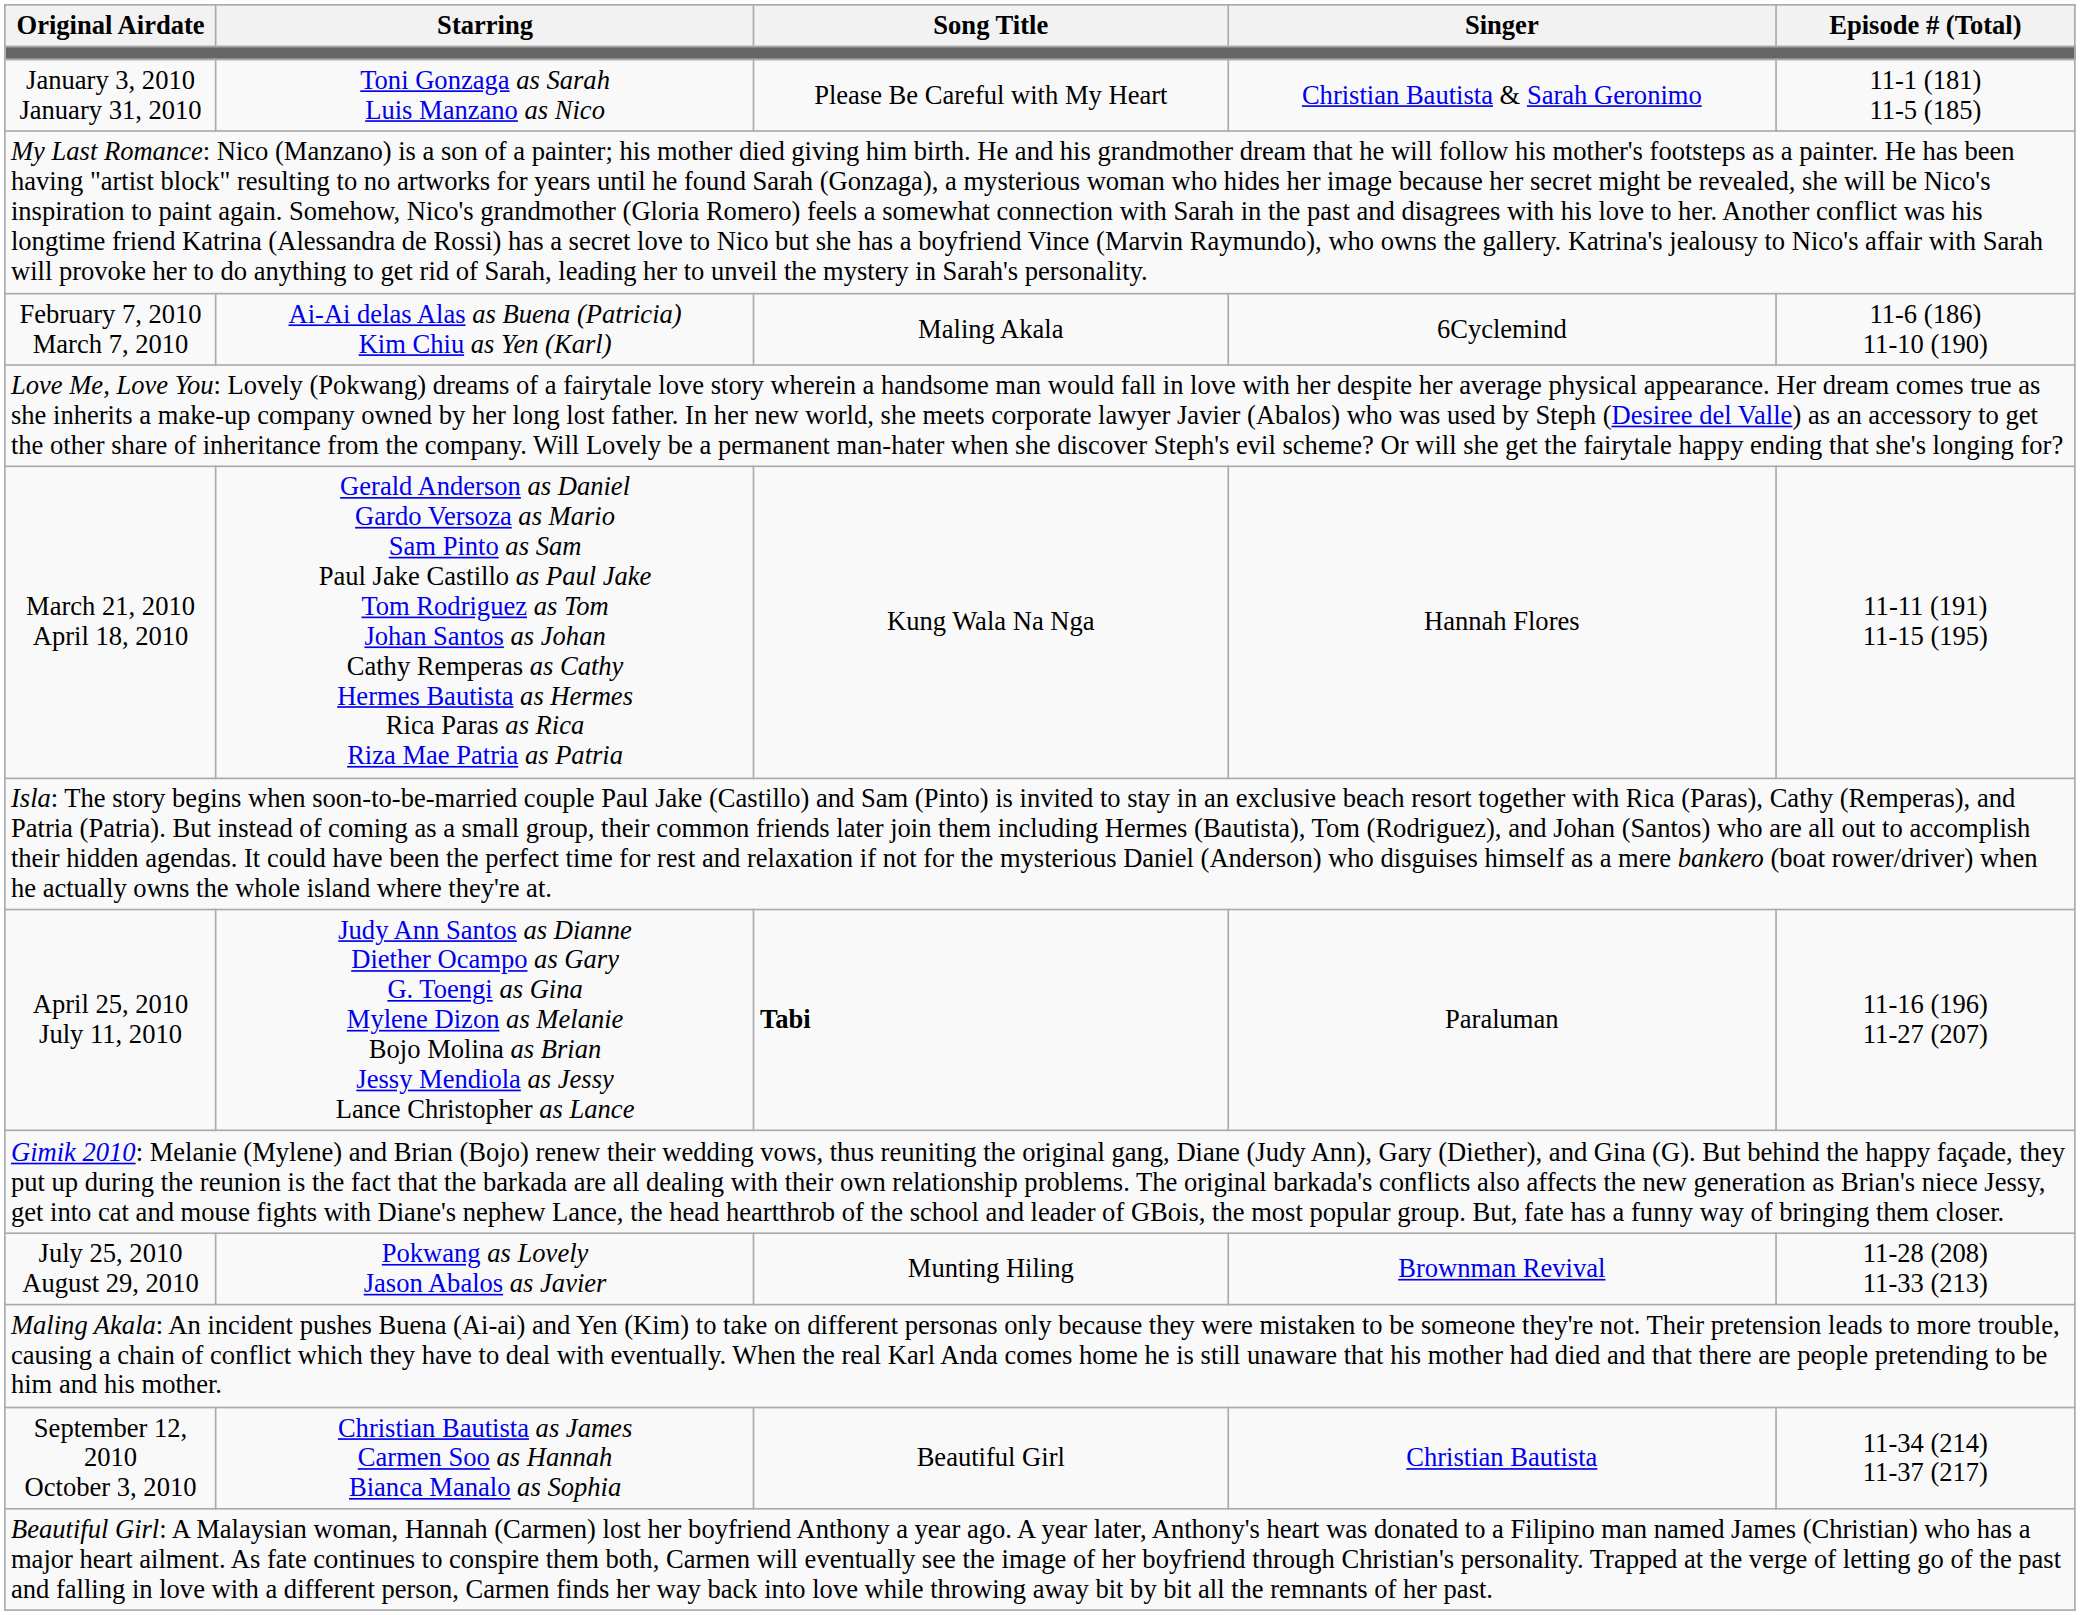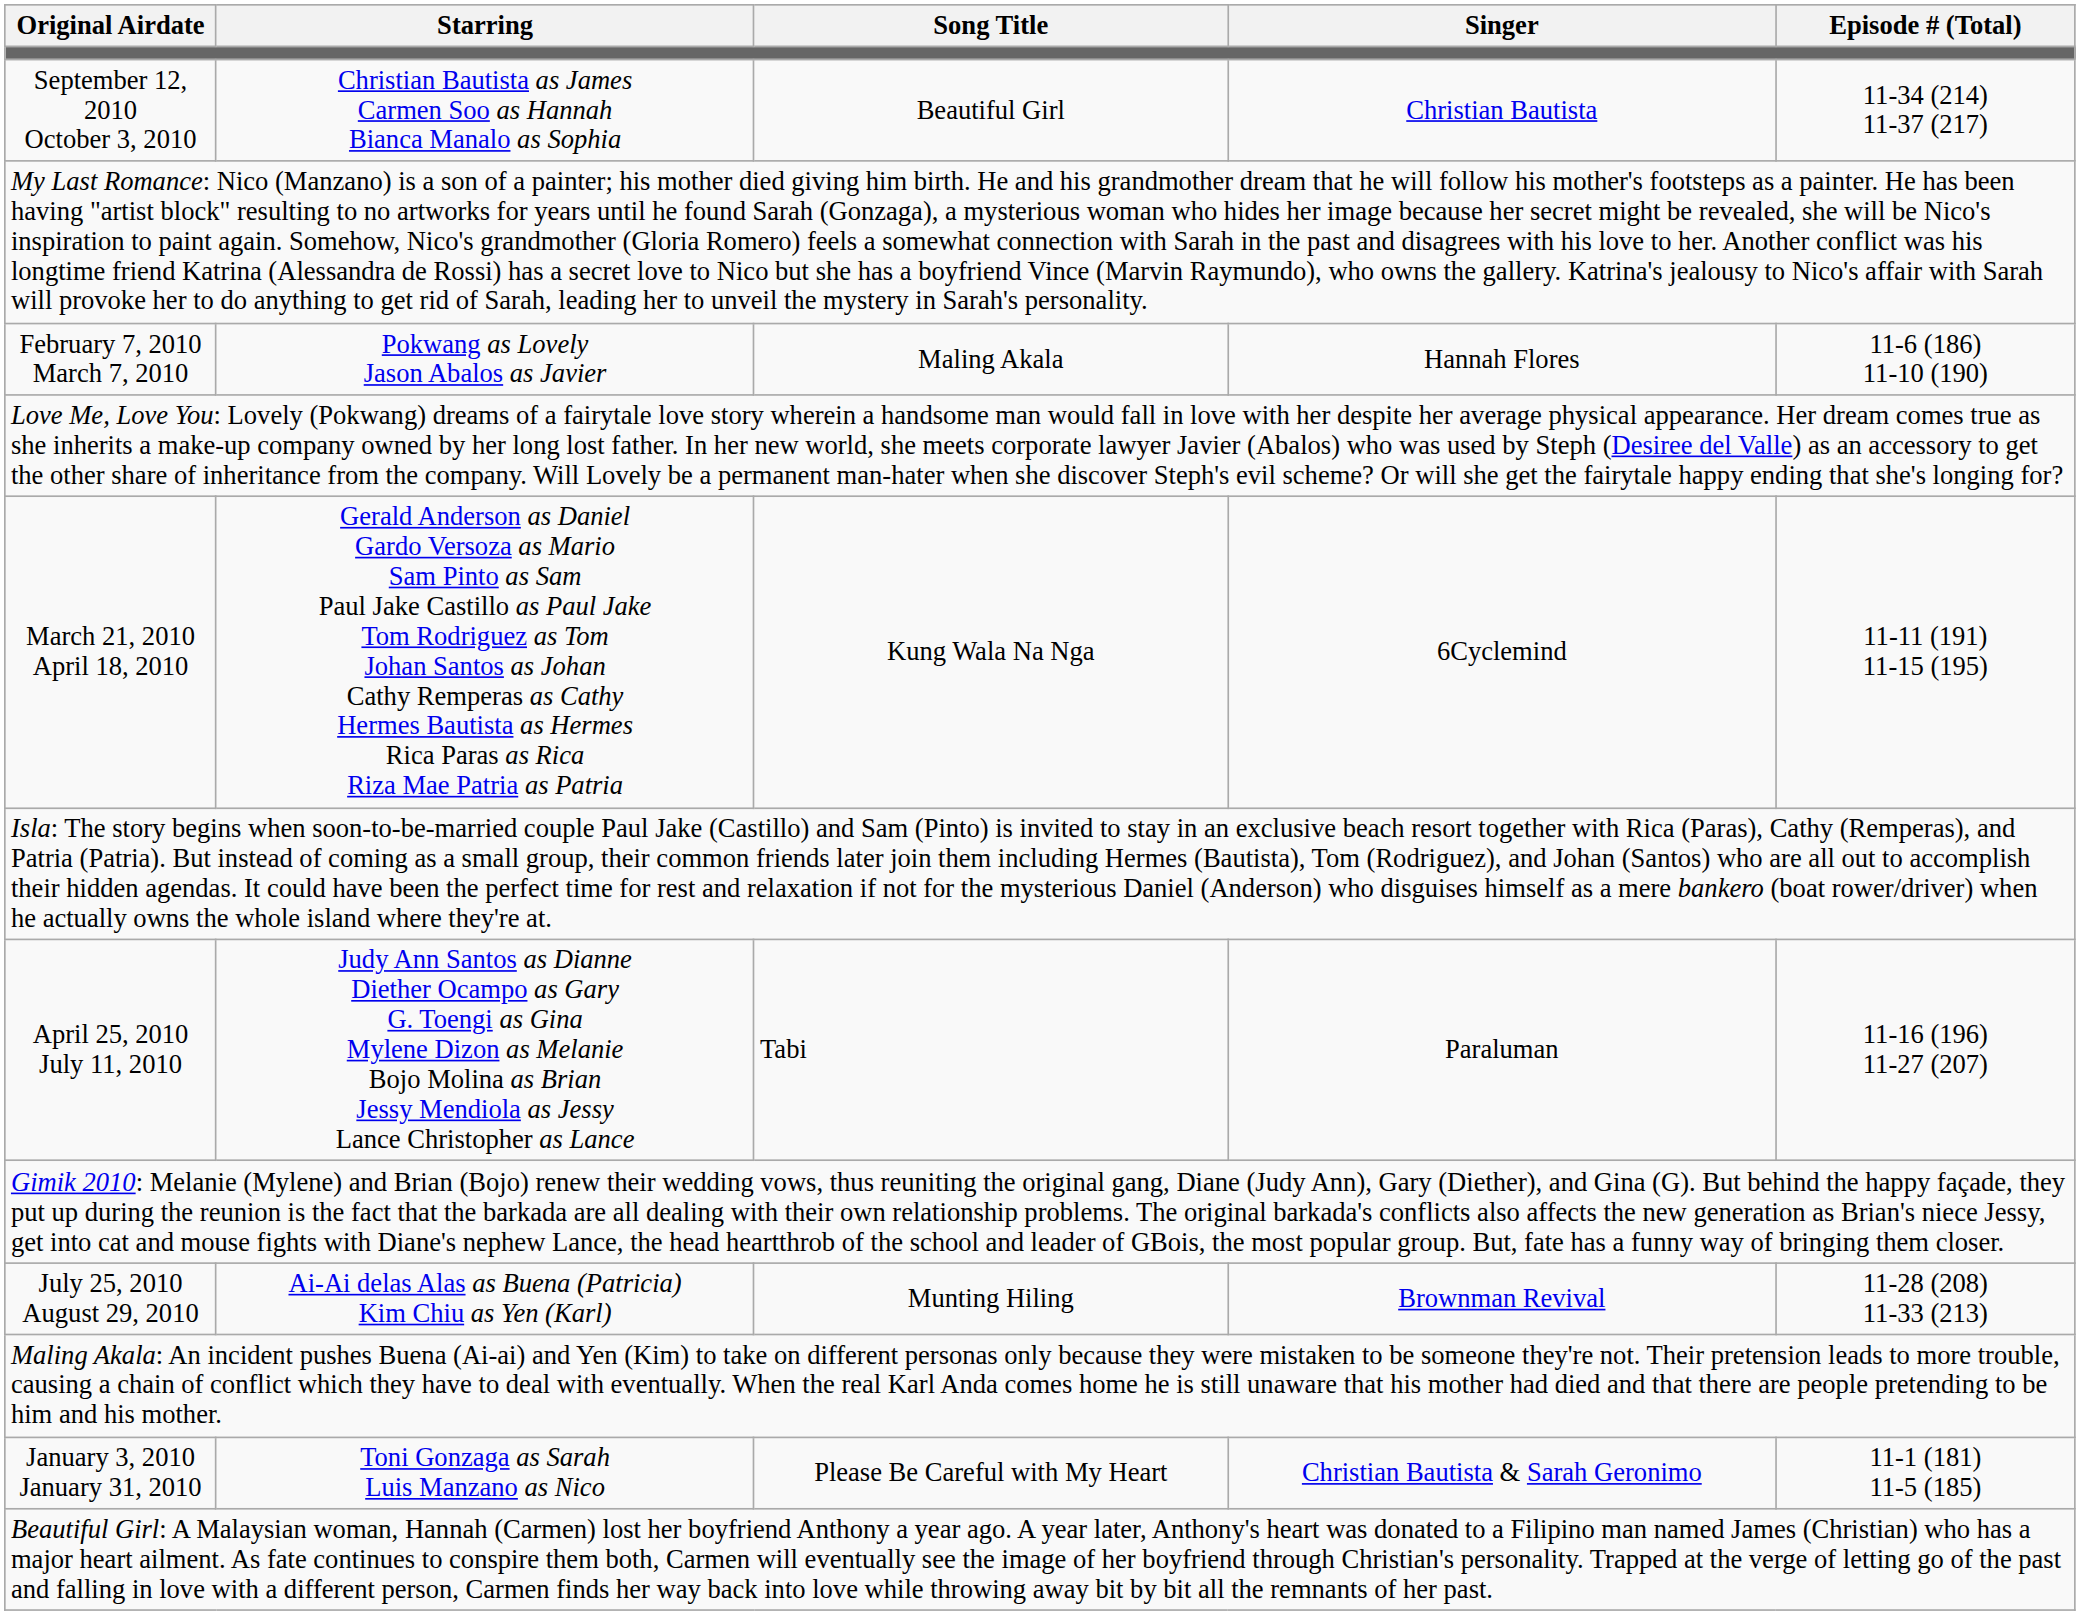rows swapped: (111, 94) <-> (111, 1457)
(485, 328) Ai-Ai delas Alas as Buena (Patricia) Kim Chiu as Yen (Karl) -> (485, 358) Pokwang as Lovely Jason Abalos as Javier
(1502, 328) 6Cyclemind -> (1502, 358) Hannah Flores
(1502, 621) Hannah Flores -> (1502, 651) 6Cyclemind
(785, 1019) bold -> (783, 1049) normal
(485, 1268) Pokwang as Lovely Jason Abalos as Javier -> (485, 1298) Ai-Ai delas Alas as Buena (Patricia) Kim Chiu as Yen (Karl)
